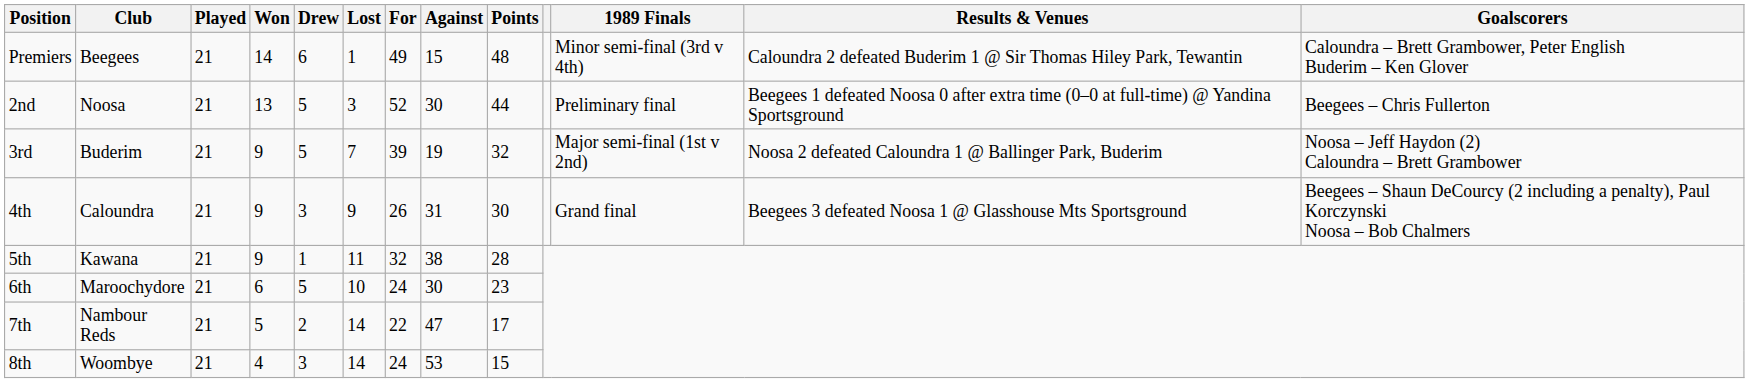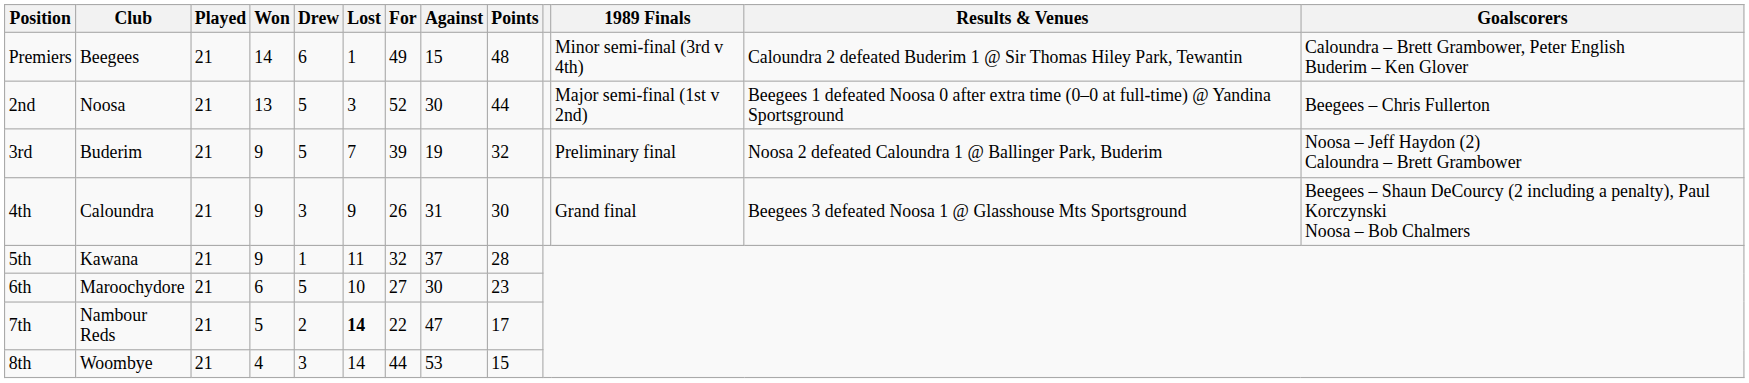(615, 104) Preliminary final -> (637, 104) Major semi-final (1st v 2nd)
(637, 153) Major semi-final (1st v 2nd) -> (615, 153) Preliminary final
(434, 259) 38 -> (434, 259) 37
(398, 287) 24 -> (398, 287) 27
(356, 325) normal -> (356, 325) bold
(398, 363) 24 -> (398, 363) 44
